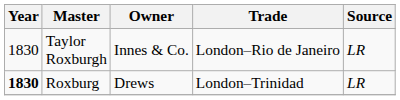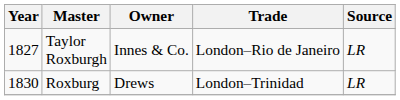(23, 49) 1830 -> (23, 49) 1827
(23, 82) bold -> (23, 82) normal
